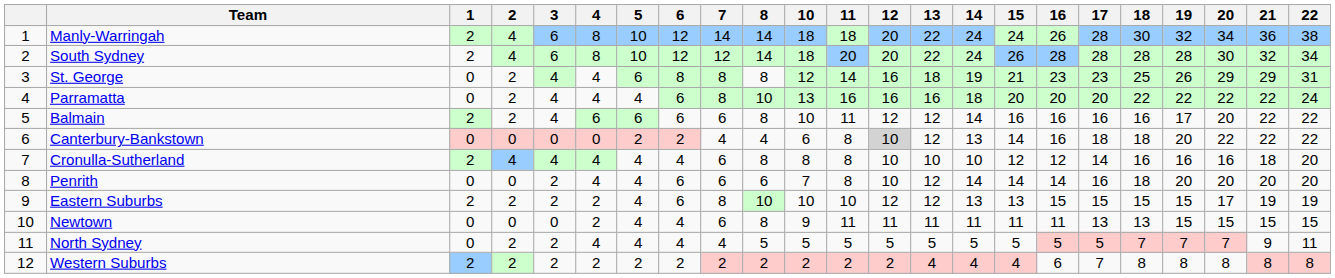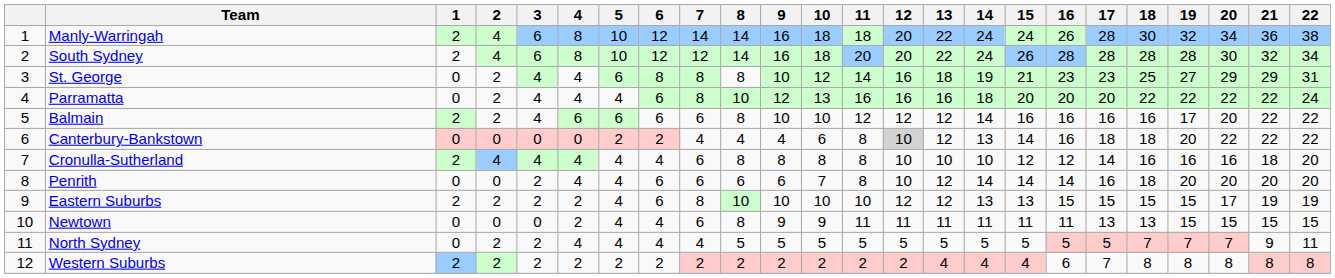+ column: (781, 15)
(1184, 77) 26 -> (1188, 77) 27
(848, 118) 11 -> (863, 118) 12
